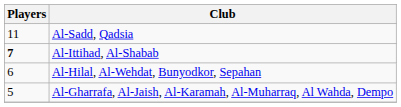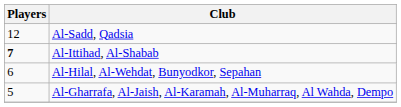(13, 33) 11 -> (13, 33) 12
